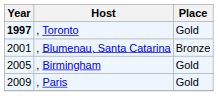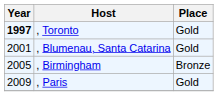(193, 48) Bronze -> (187, 48) Gold
(187, 65) Gold -> (193, 65) Bronze
